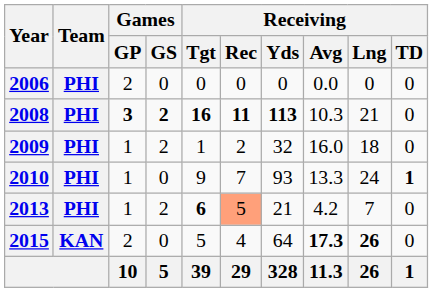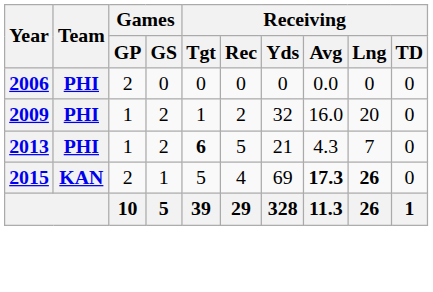- row: (29, 114)
(369, 146) 18 -> (369, 114) 20
- row: (29, 177)
(241, 209) lightsalmon background -> (241, 146) no background
(326, 209) 4.2 -> (326, 146) 4.3
(164, 240) 0 -> (164, 177) 1
(283, 240) 64 -> (283, 177) 69
